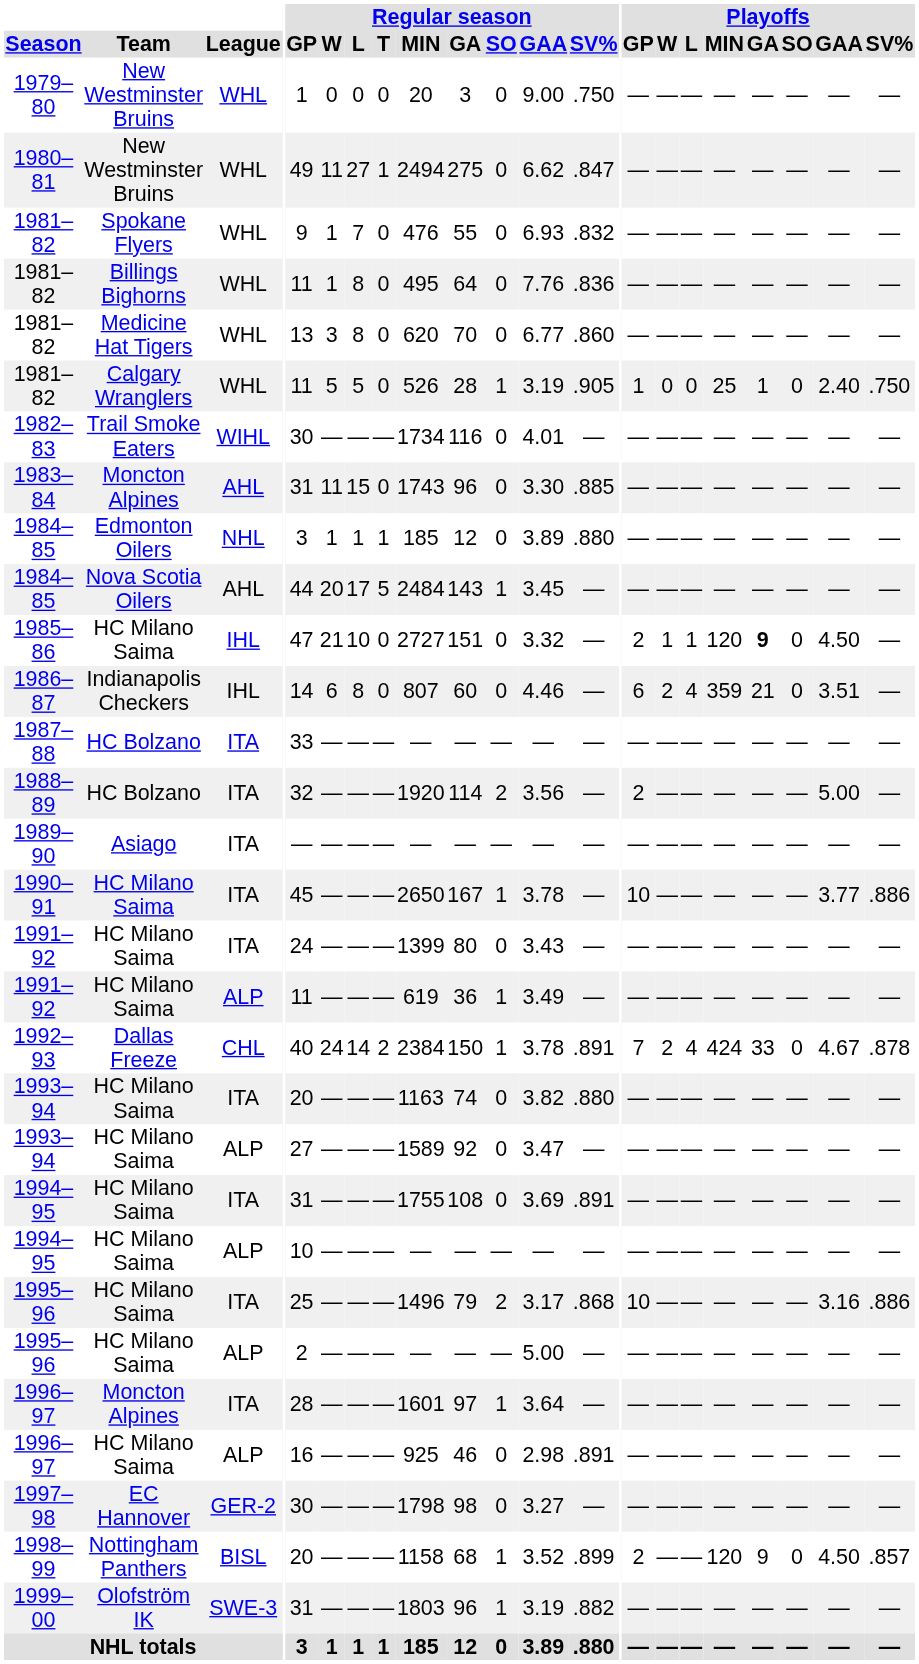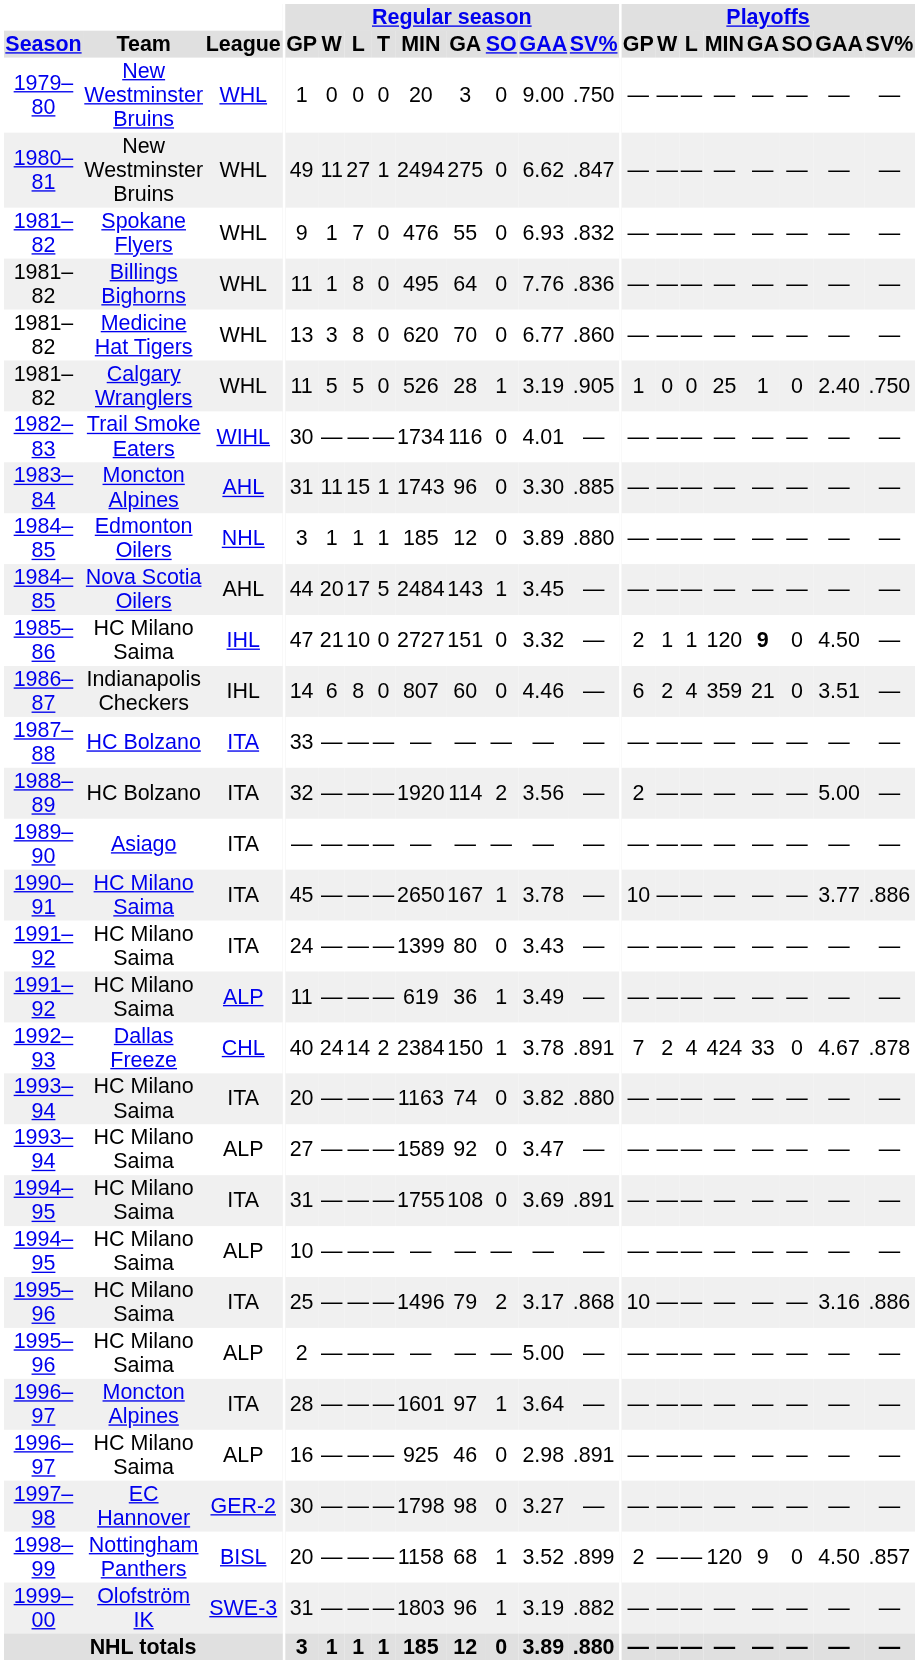(384, 487) 0 -> (384, 487) 1
